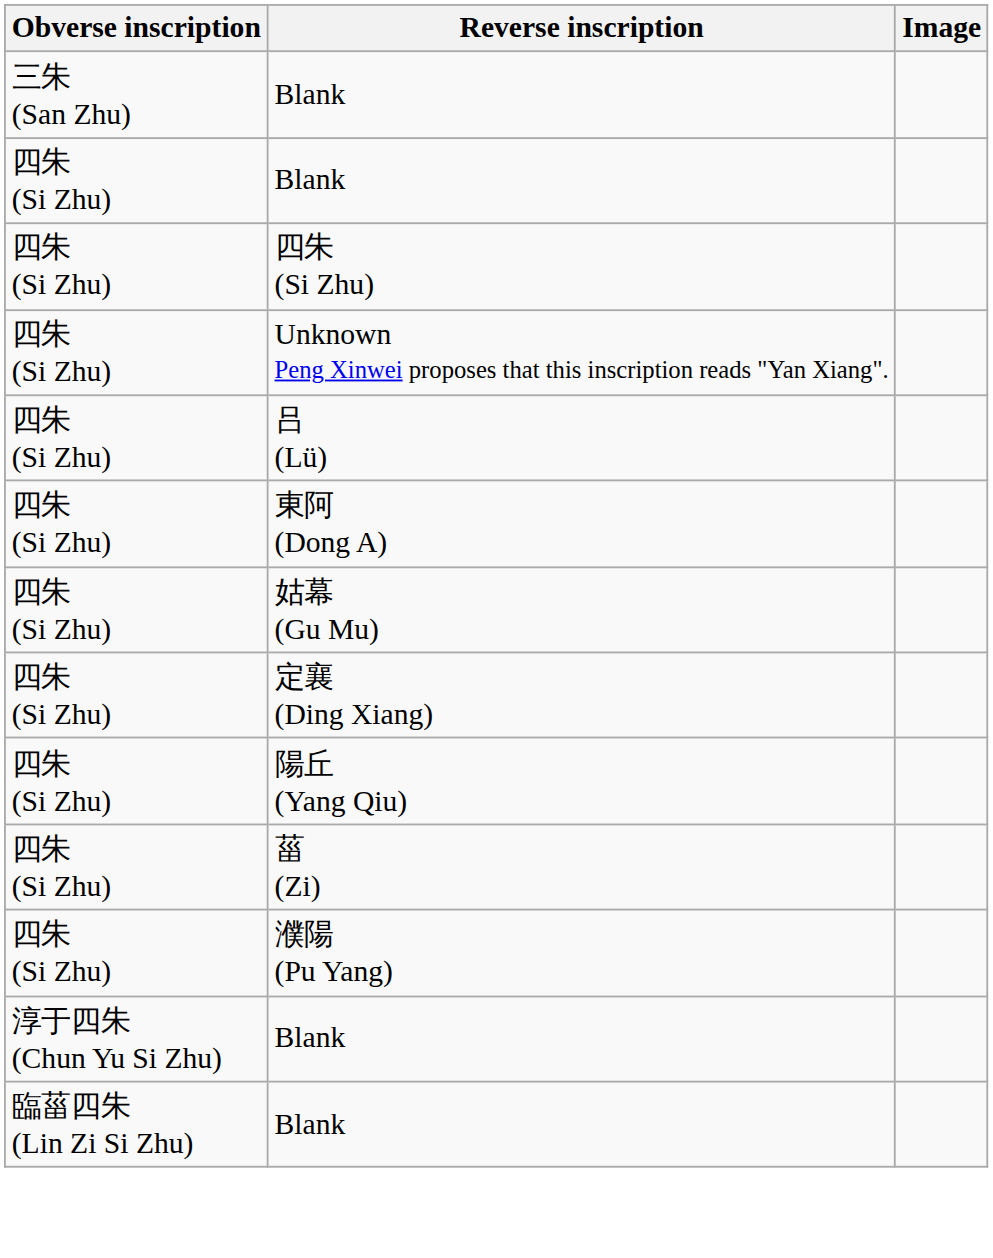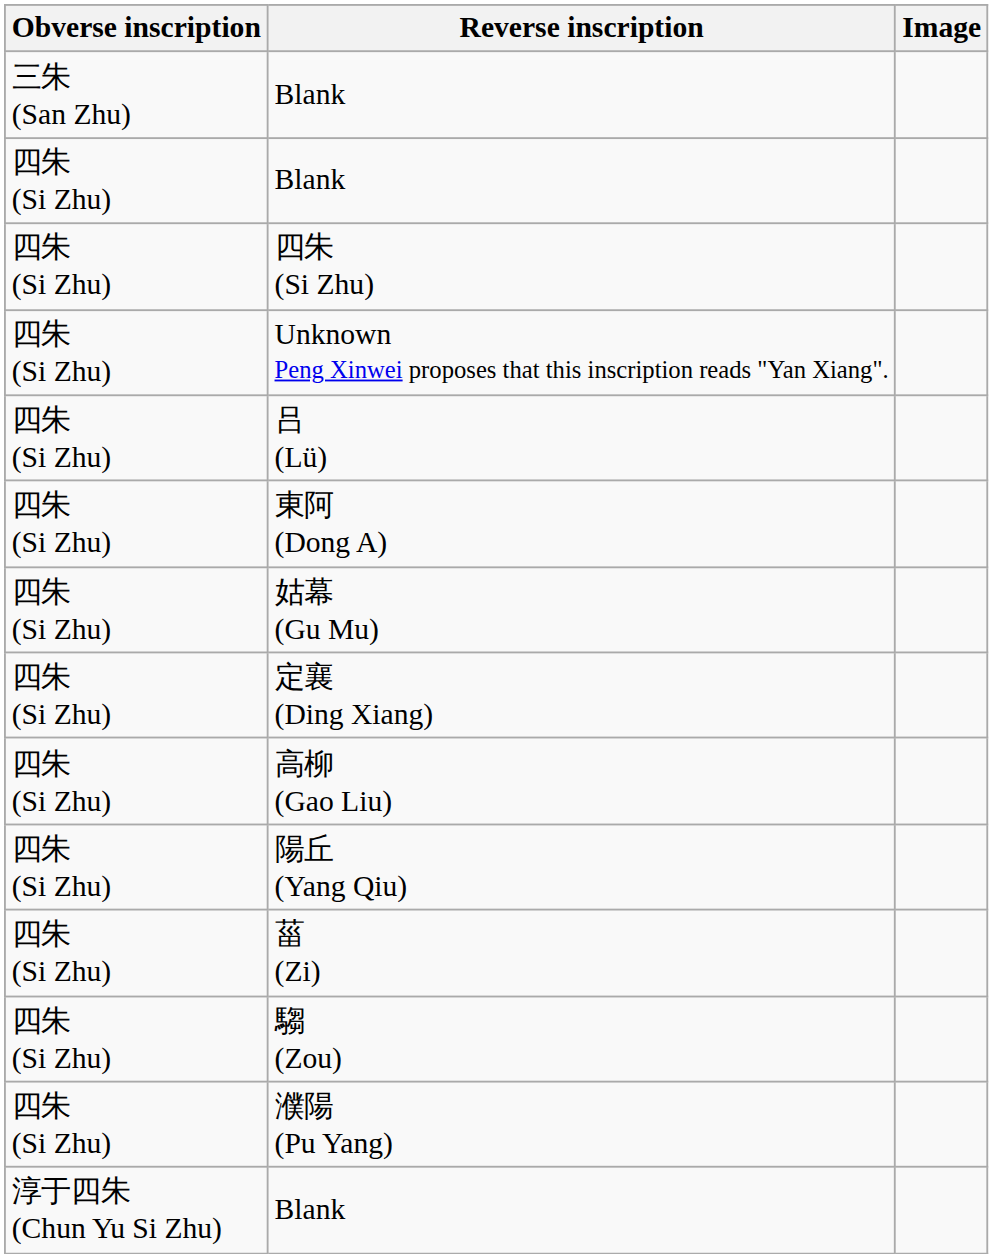+ row: (61, 781)
+ row: (61, 1038)
- row: (103, 1124)
